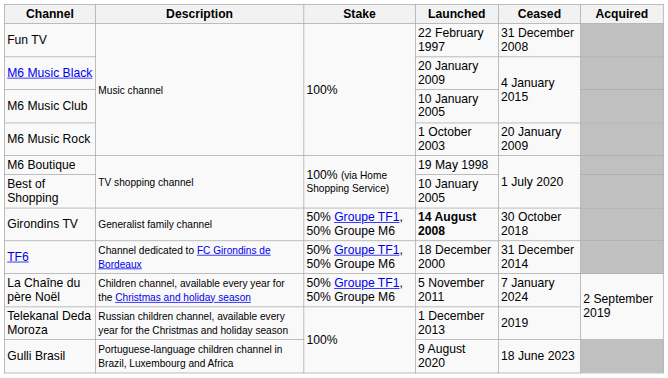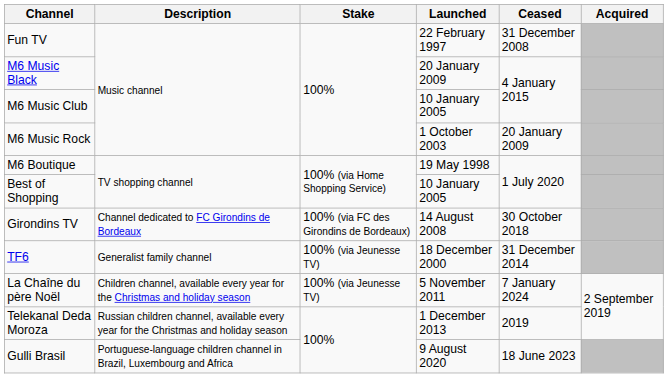(155, 225) Generalist family channel -> (184, 225) Channel dedicated to FC Girondins de Bordeaux
(355, 224) 50% Groupe TF1, 50% Groupe M6 -> (357, 224) 100% (via FC des Girondins de Bordeaux)
(447, 224) bold -> (446, 224) normal
(184, 258) Channel dedicated to FC Girondins de Bordeaux -> (155, 258) Generalist family channel
(355, 257) 50% Groupe TF1, 50% Groupe M6 -> (352, 257) 100% (via Jeunesse TV)
(355, 290) 50% Groupe TF1, 50% Groupe M6 -> (352, 290) 100% (via Jeunesse TV)
